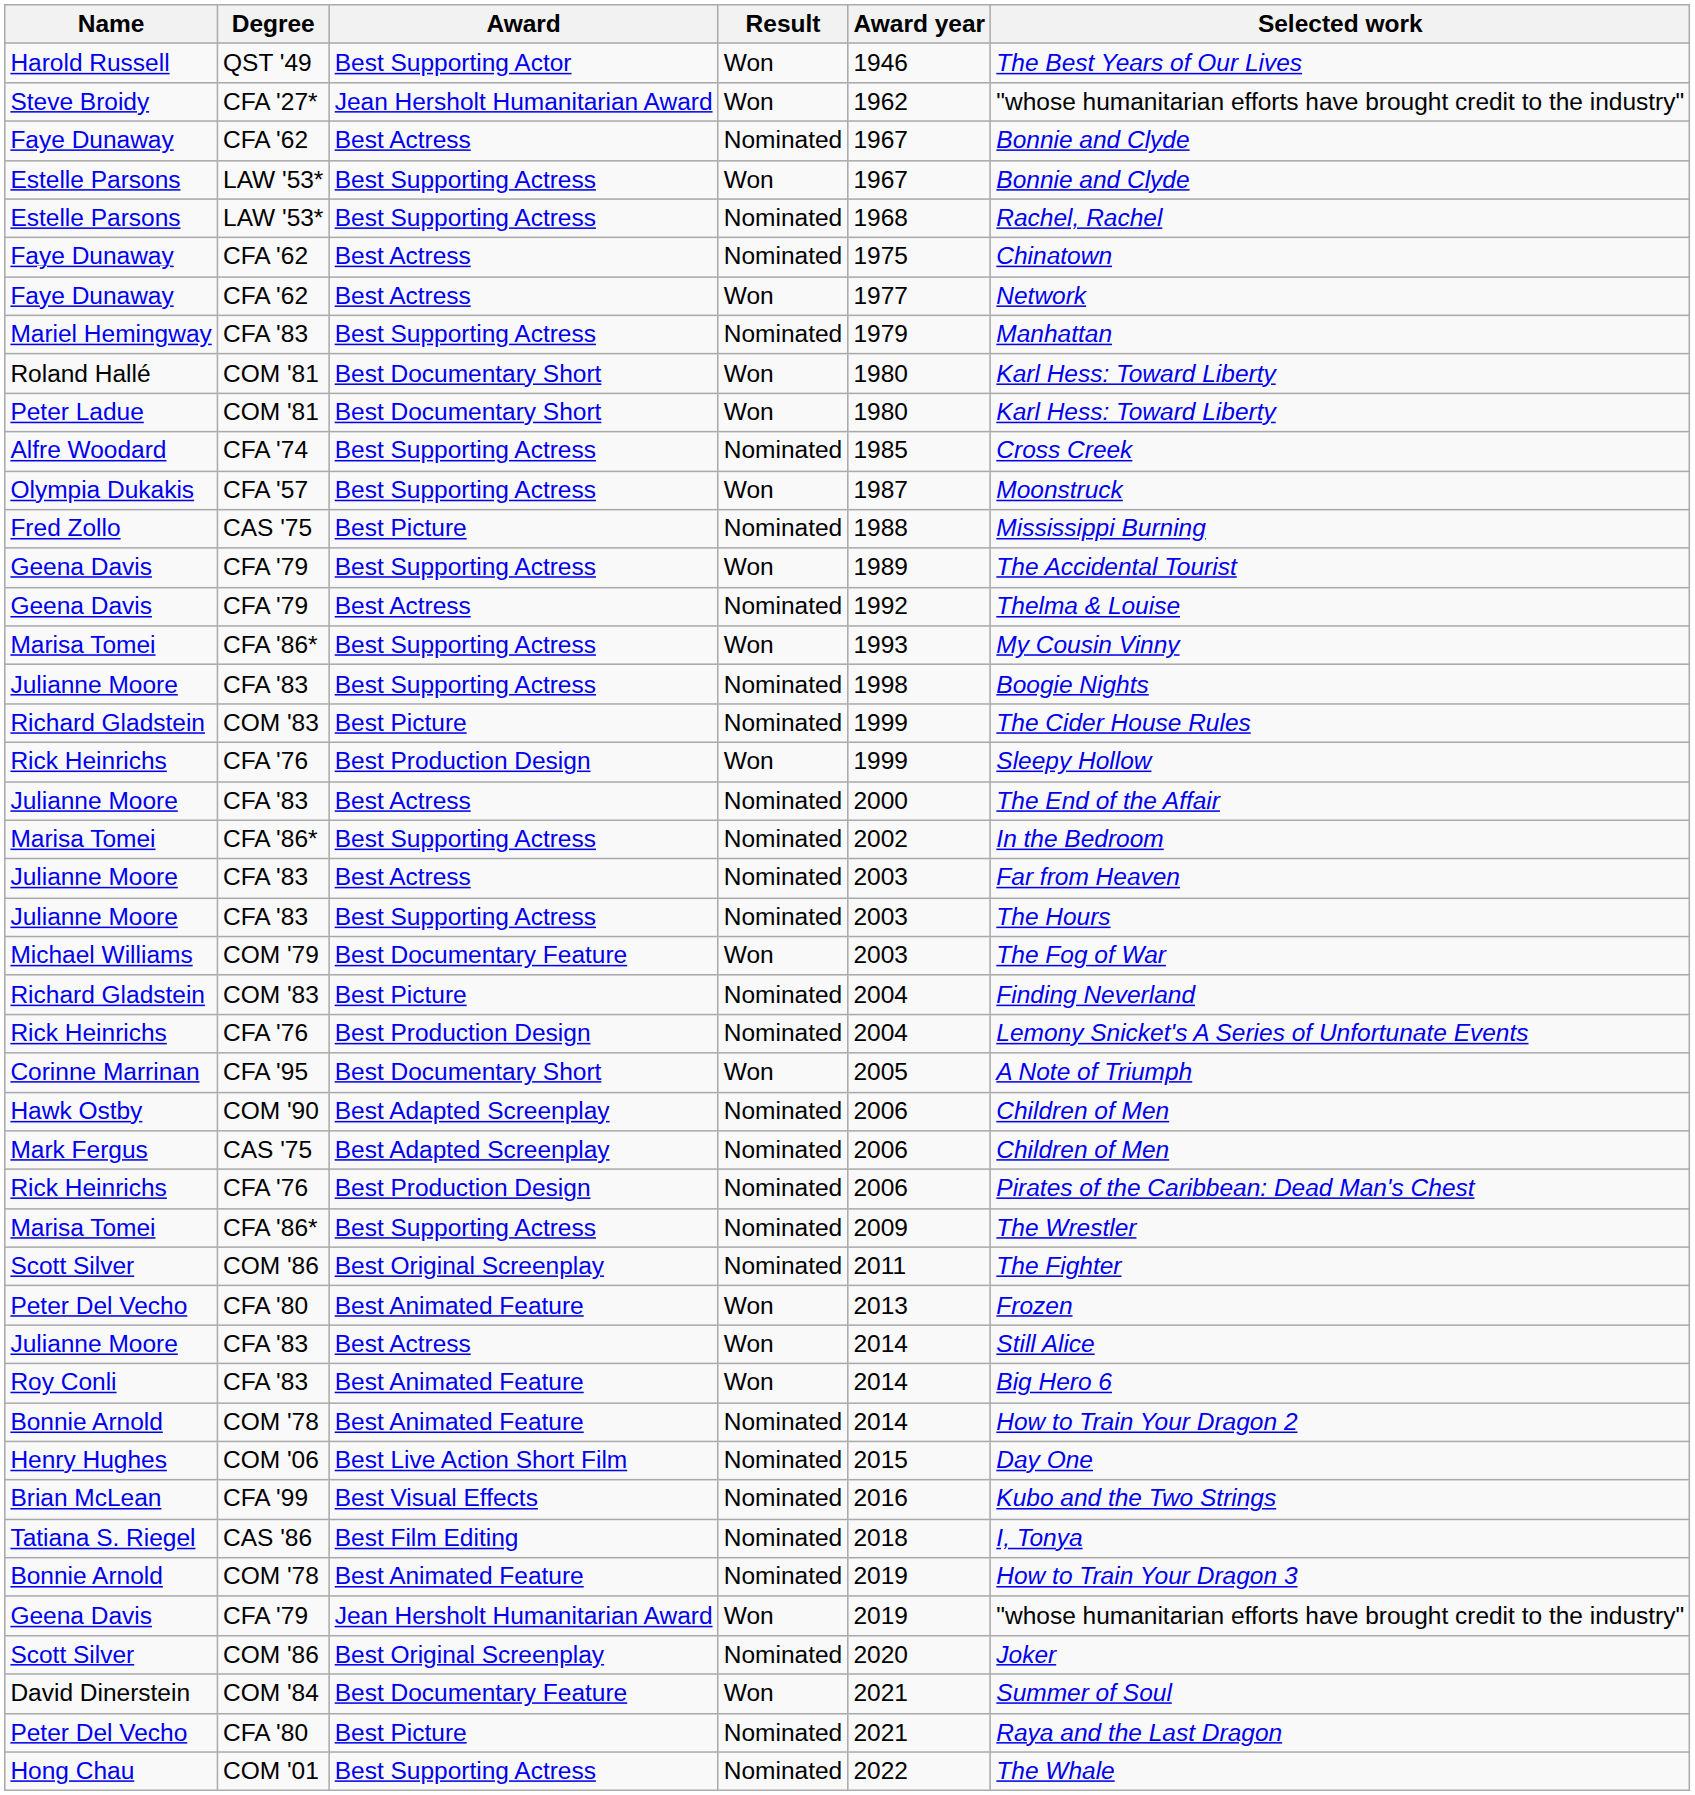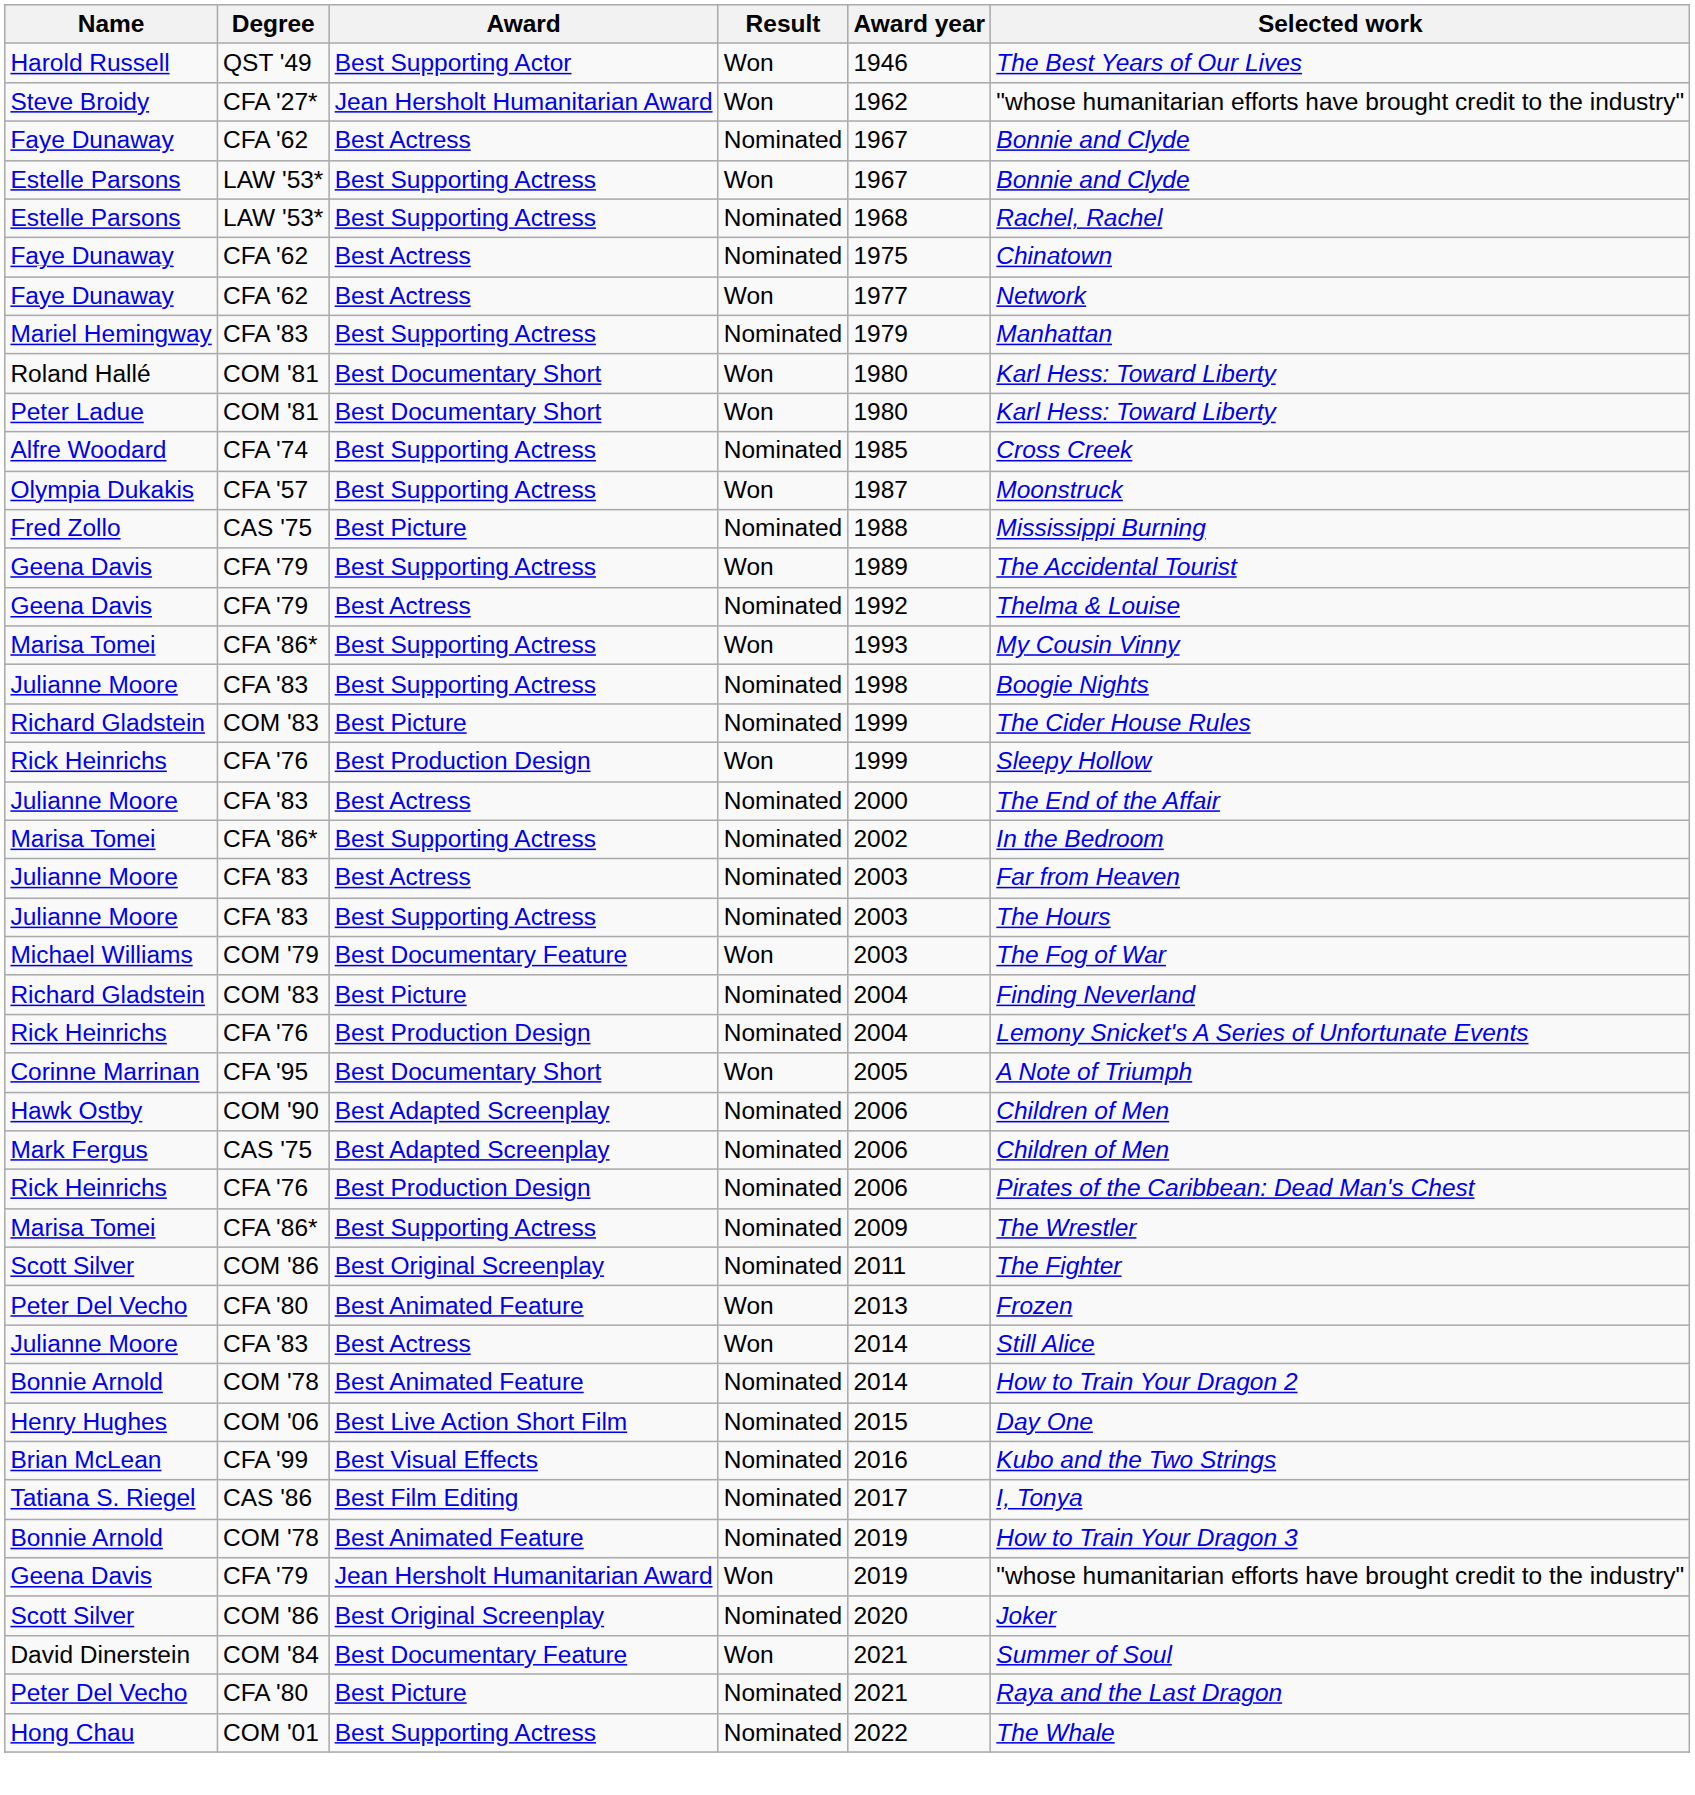- row: (63, 1382)
(881, 1538) 2018 -> (881, 1499) 2017
